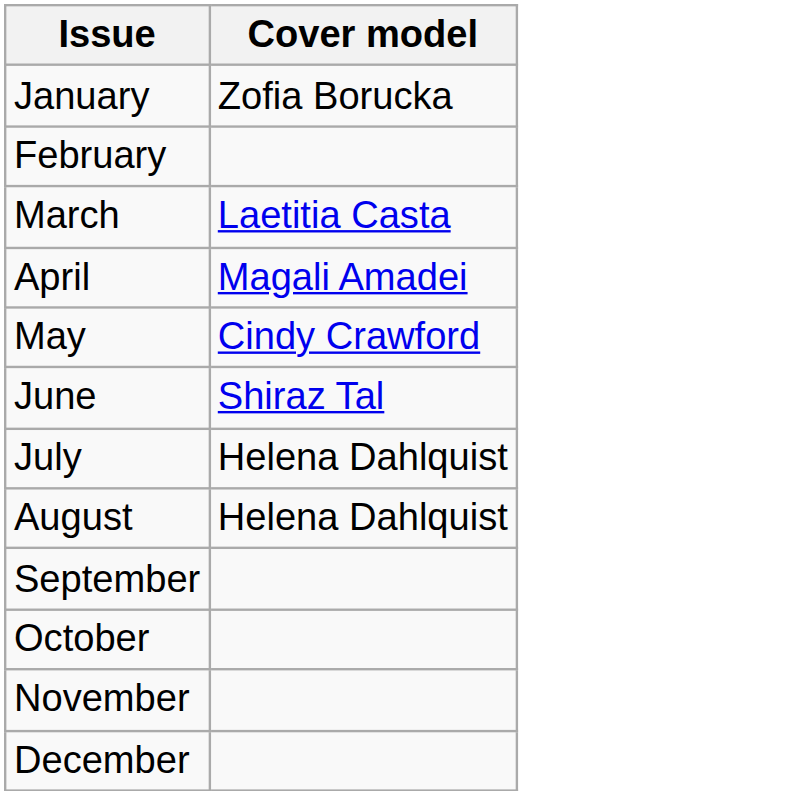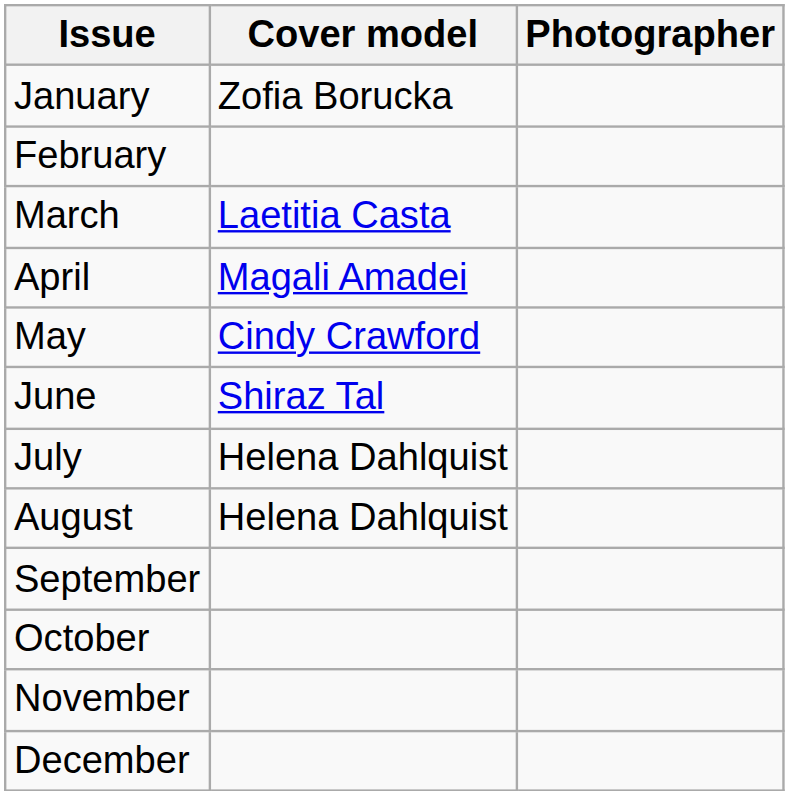+ column: (650, 34)
